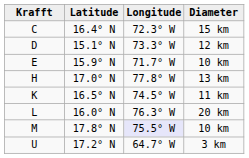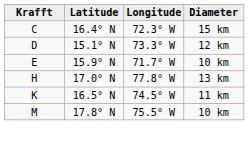- row: (34, 112)
(154, 128) lavender background -> (154, 112) no background
- row: (34, 145)
